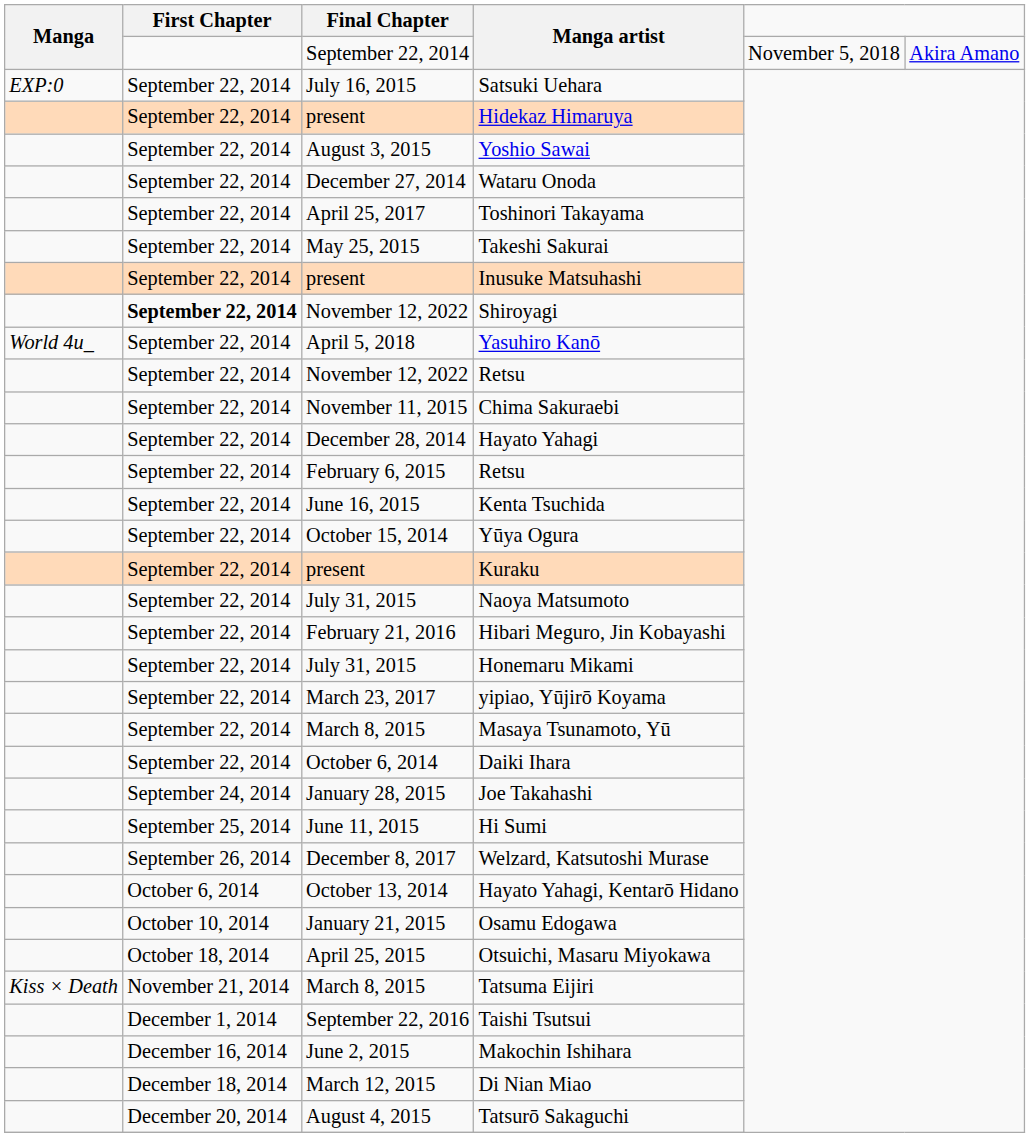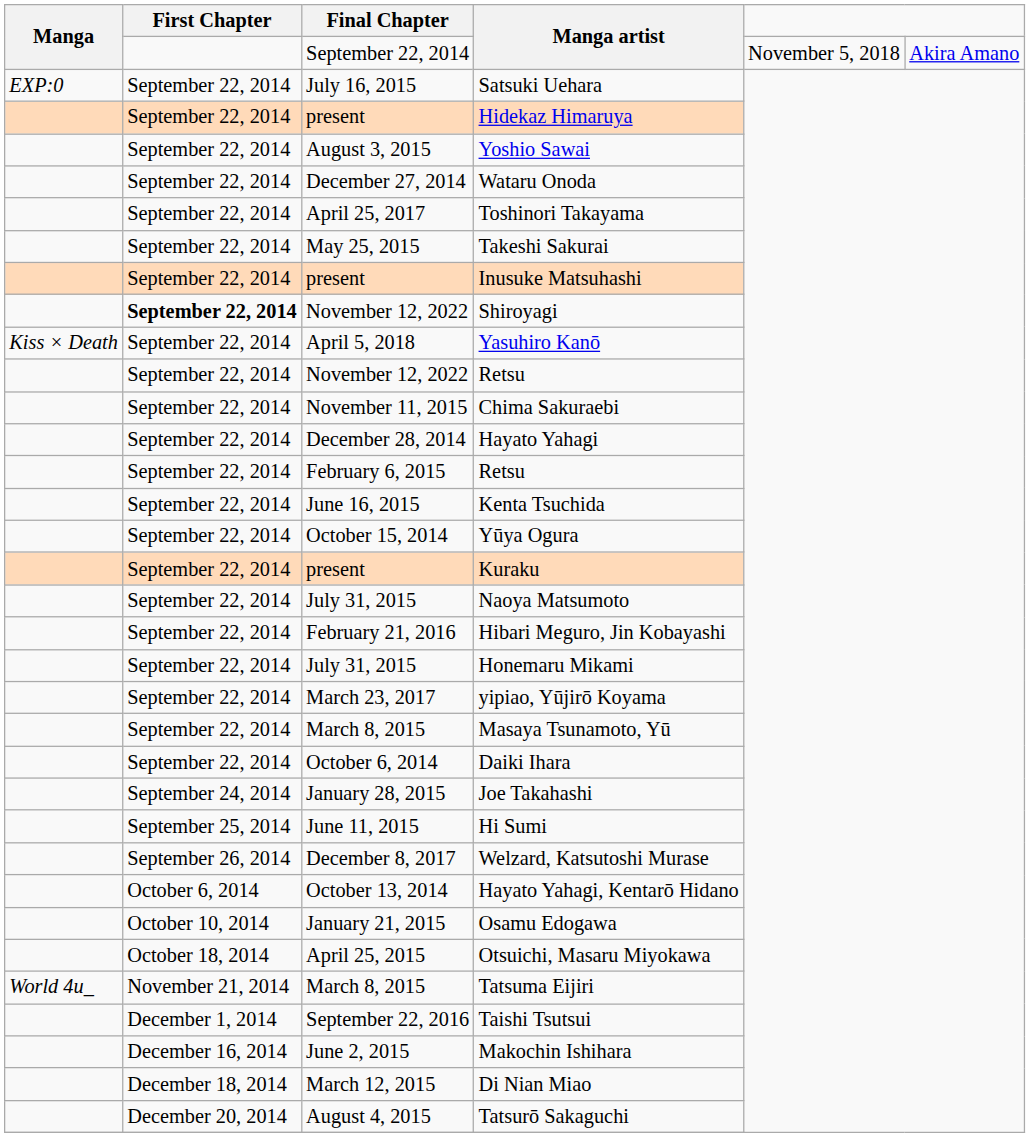(52, 342) World 4u_ -> (64, 342) Kiss × Death
(64, 987) Kiss × Death -> (52, 987) World 4u_
